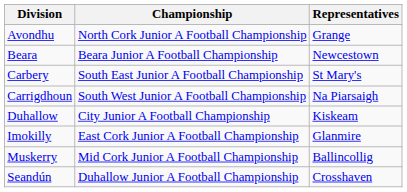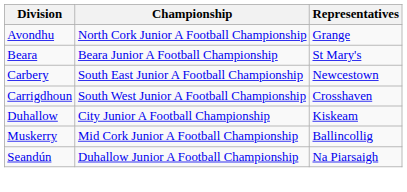(346, 55) Newcestown -> (337, 55) St Mary's
(337, 75) St Mary's -> (346, 75) Newcestown
(345, 95) Na Piarsaigh -> (342, 95) Crosshaven
- row: (29, 136)
(342, 177) Crosshaven -> (345, 156) Na Piarsaigh
